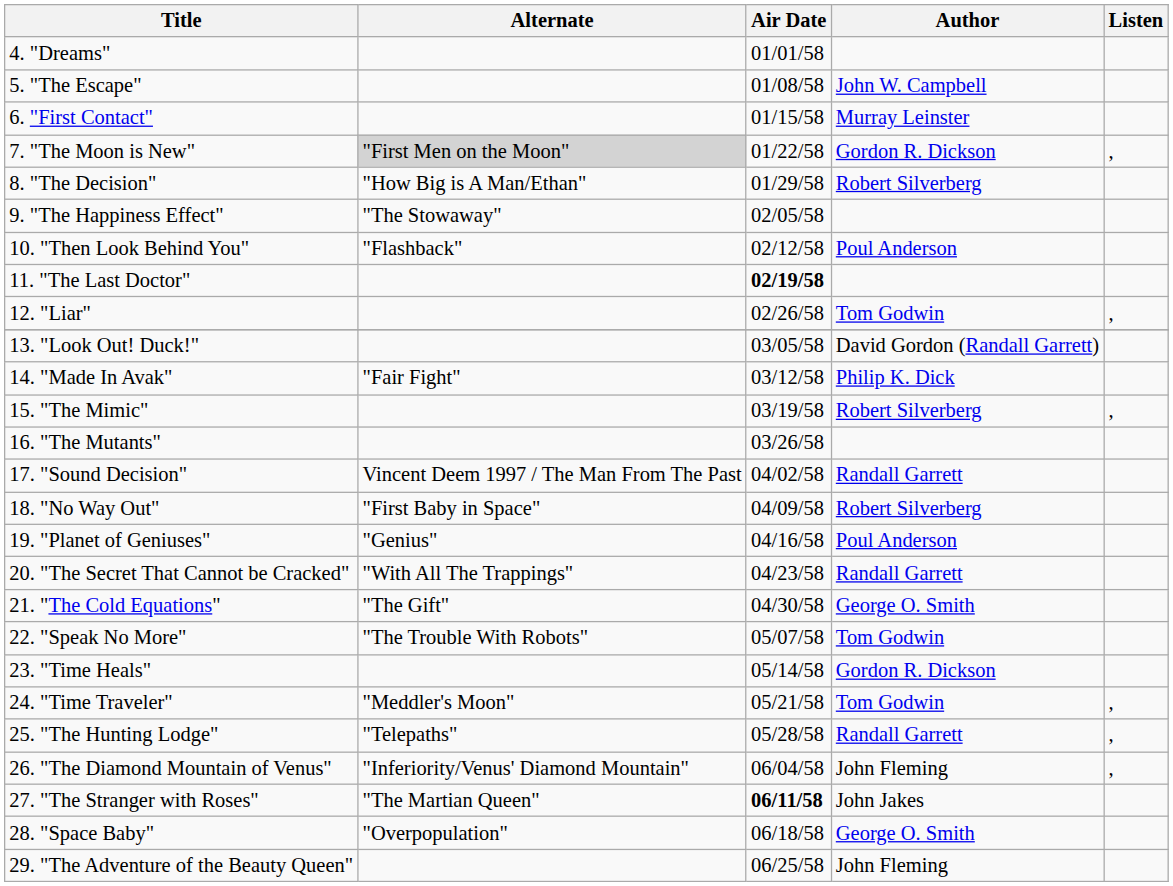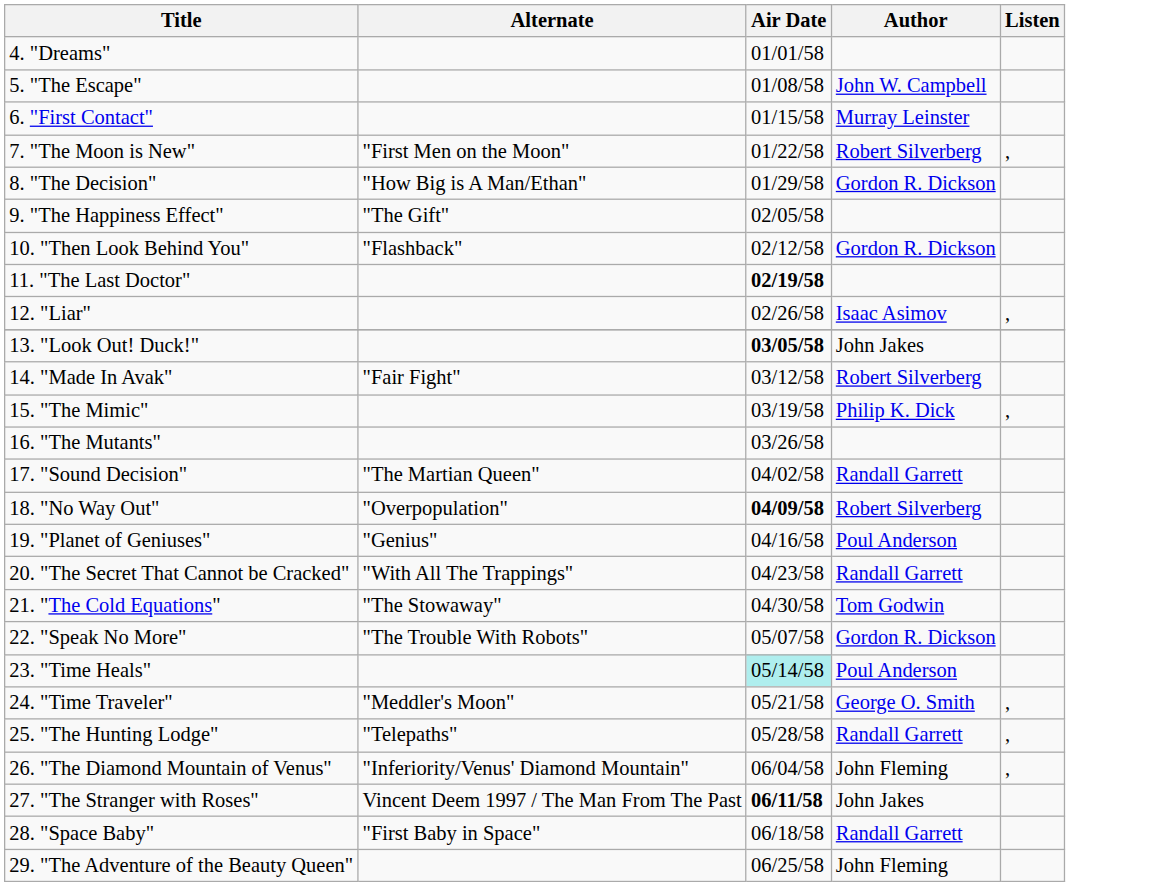(466, 150) lightgrey background -> (466, 150) no background
(916, 150) Gordon R. Dickson -> (909, 150) Robert Silverberg
(909, 183) Robert Silverberg -> (916, 183) Gordon R. Dickson
(432, 215) "The Stowaway" -> (406, 215) "The Gift"
(896, 248) Poul Anderson -> (916, 248) Gordon R. Dickson
(890, 313) Tom Godwin -> (891, 313) Isaac Asimov
(788, 345) normal -> (788, 345) bold
(967, 345) David Gordon (Randall Garrett) -> (880, 345) John Jakes
(895, 378) Philip K. Dick -> (909, 378) Robert Silverberg
(909, 410) Robert Silverberg -> (895, 410) Philip K. Dick
(552, 475) Vincent Deem 1997 / The Man From The Past -> (451, 475) "The Martian Queen"
(451, 507) "First Baby in Space" -> (435, 507) "Overpopulation"
(788, 507) normal -> (788, 507) bold
(406, 605) "The Gift" -> (432, 605) "The Stowaway"
(905, 605) George O. Smith -> (890, 605) Tom Godwin
(890, 637) Tom Godwin -> (916, 637) Gordon R. Dickson
(788, 670) no background -> (788, 670) paleturquoise background
(916, 670) Gordon R. Dickson -> (896, 670) Poul Anderson
(890, 702) Tom Godwin -> (905, 702) George O. Smith
(451, 800) "The Martian Queen" -> (552, 800) Vincent Deem 1997 / The Man From The Past
(435, 832) "Overpopulation" -> (451, 832) "First Baby in Space"
(905, 832) George O. Smith -> (899, 832) Randall Garrett
